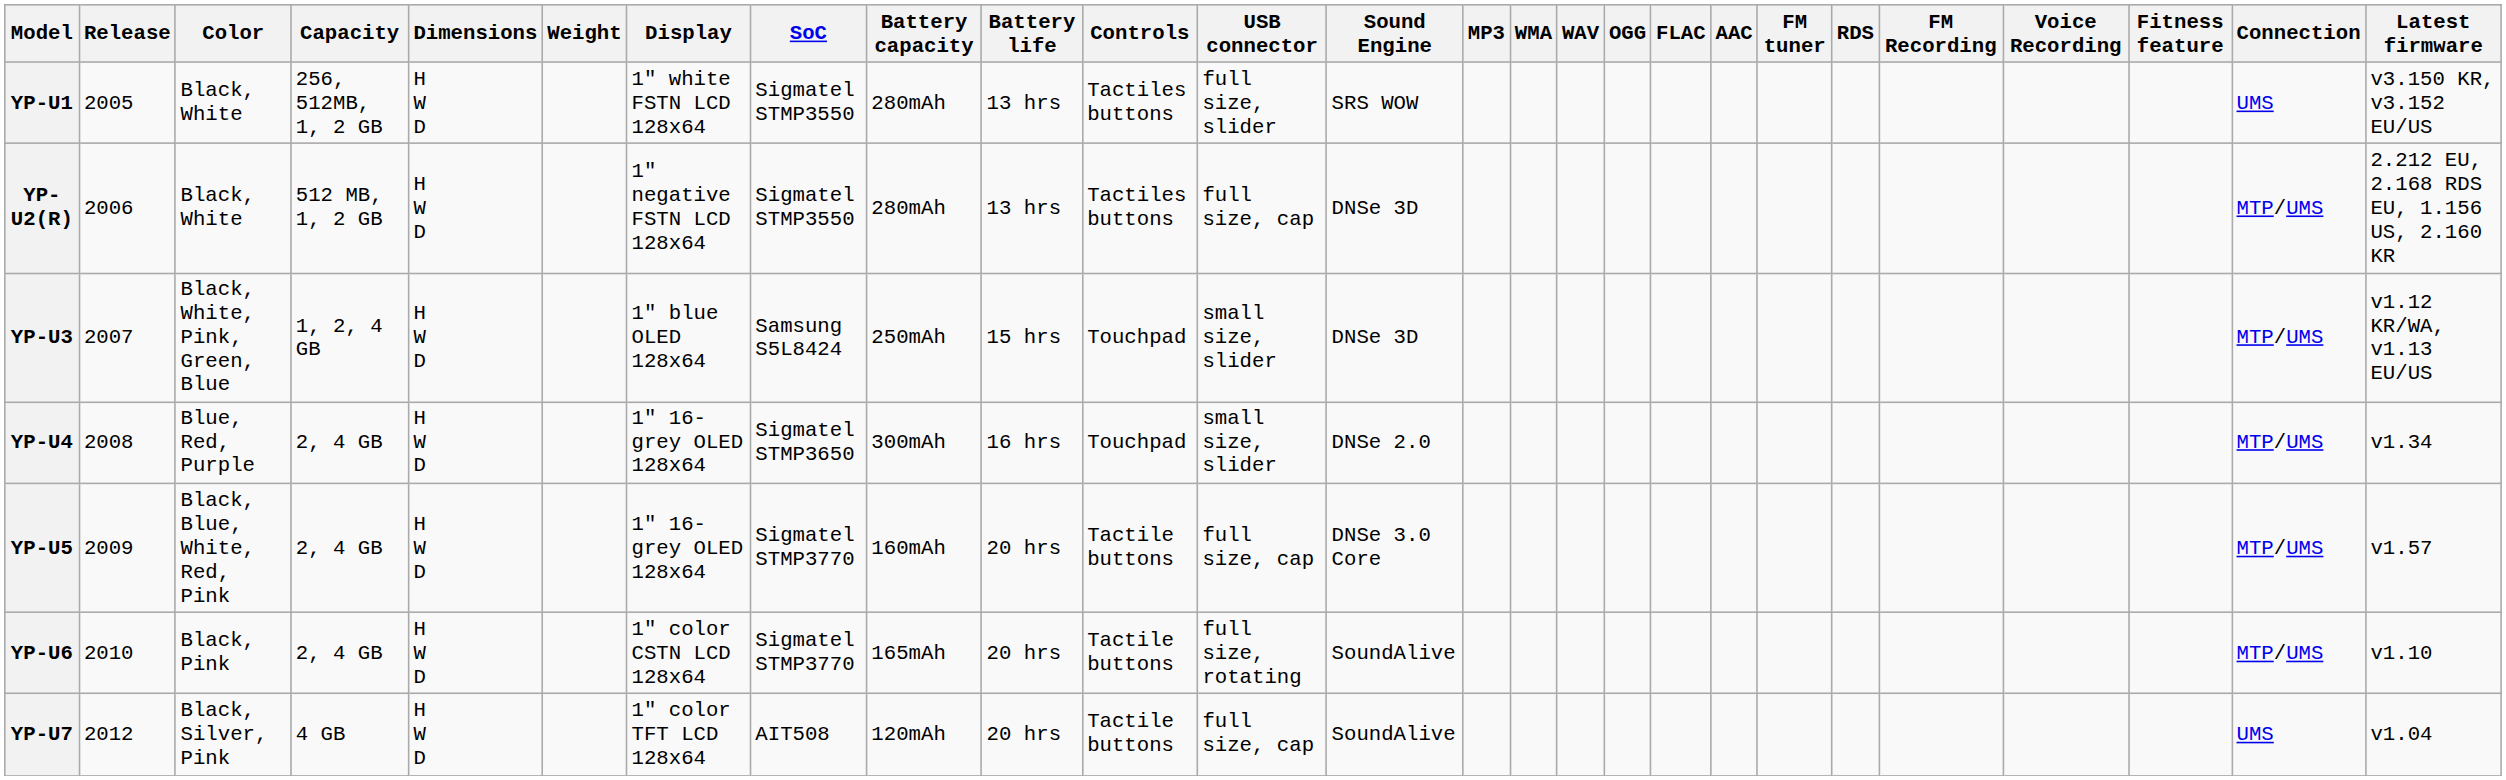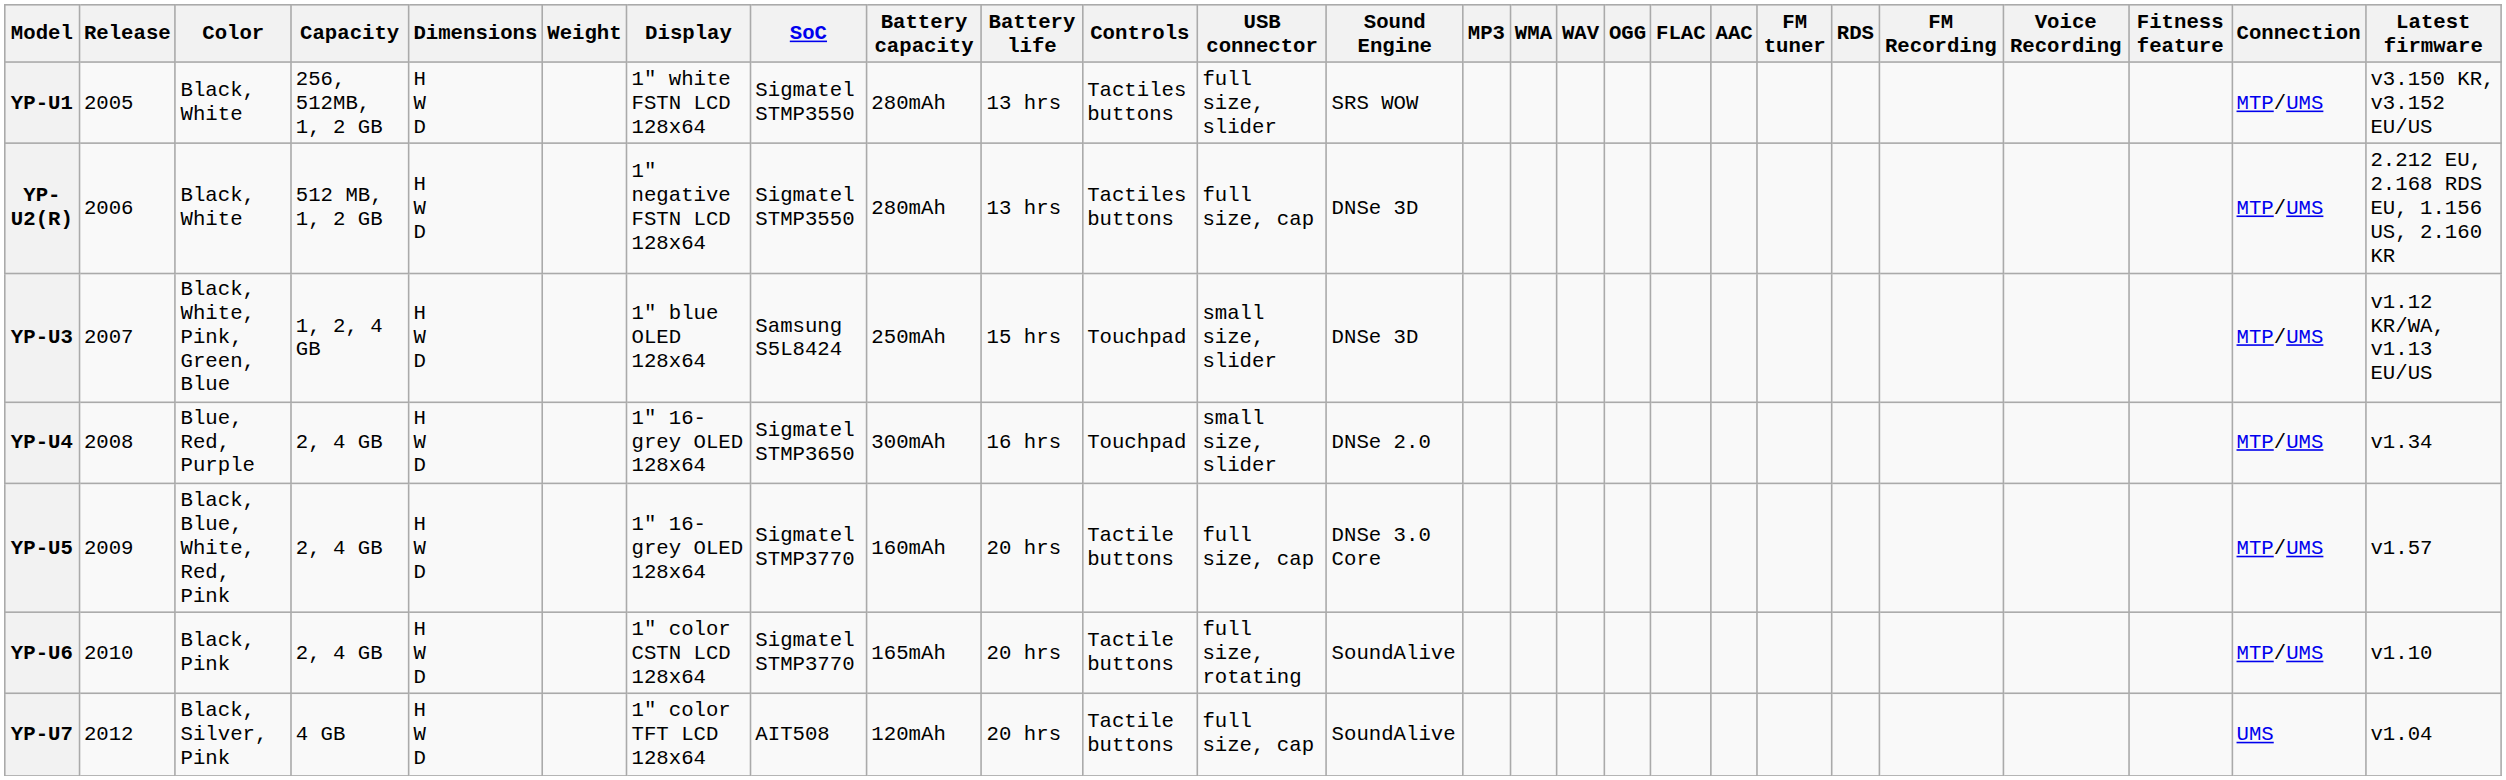(2255, 103) UMS -> (2280, 103) MTP/UMS
